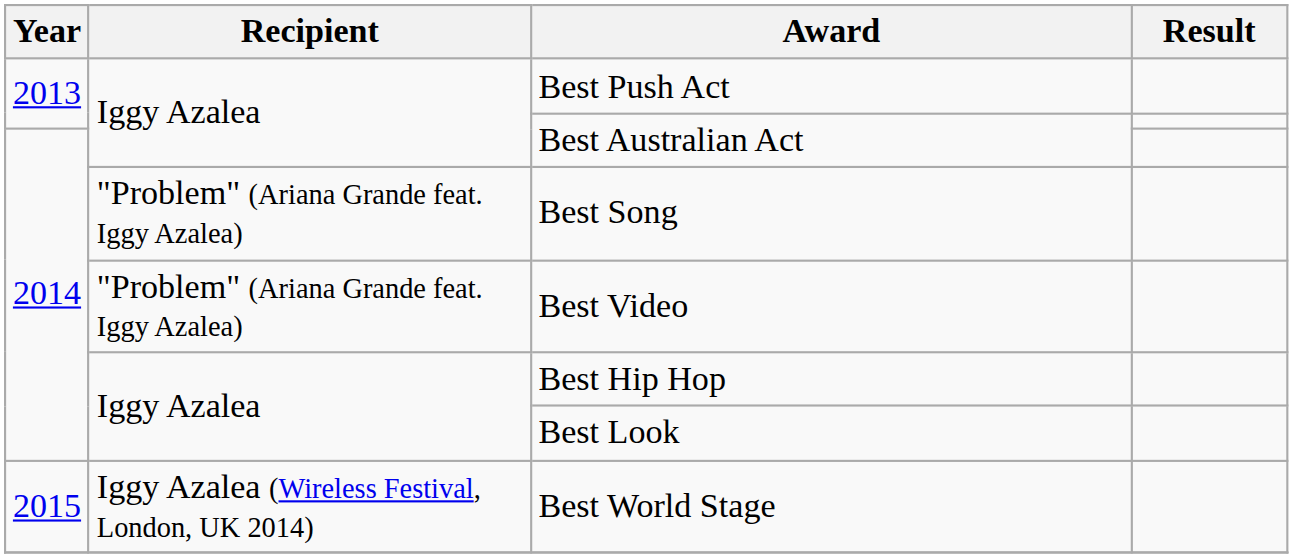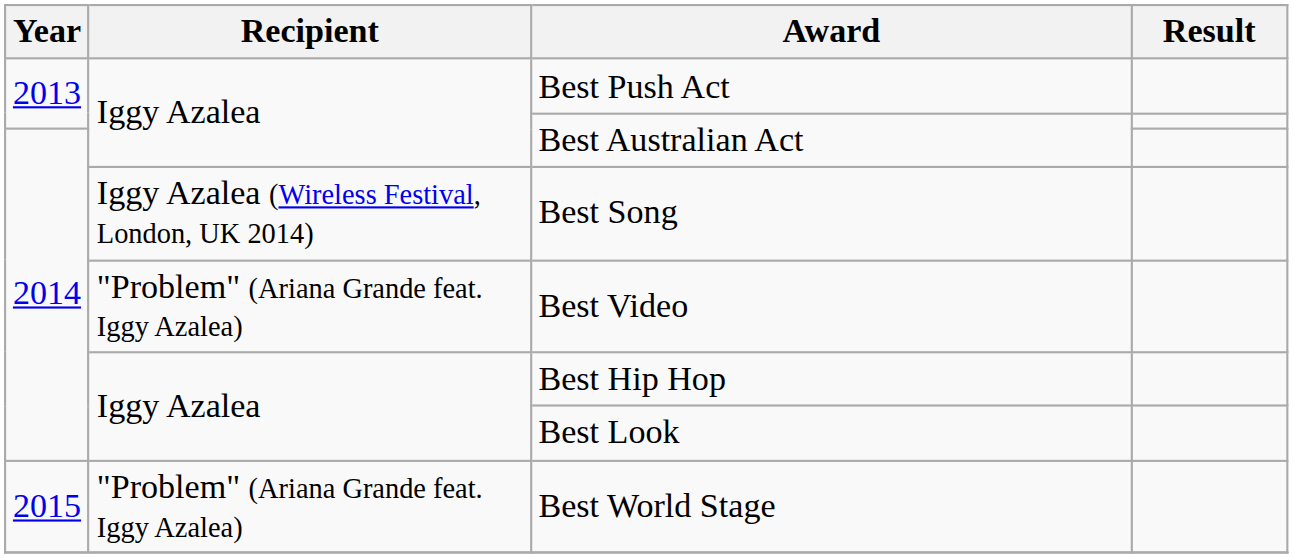(290, 212) "Problem" (Ariana Grande feat. Iggy Azalea) -> (289, 212) Iggy Azalea (Wireless Festival, London, UK 2014)
(289, 505) Iggy Azalea (Wireless Festival, London, UK 2014) -> (290, 505) "Problem" (Ariana Grande feat. Iggy Azalea)
